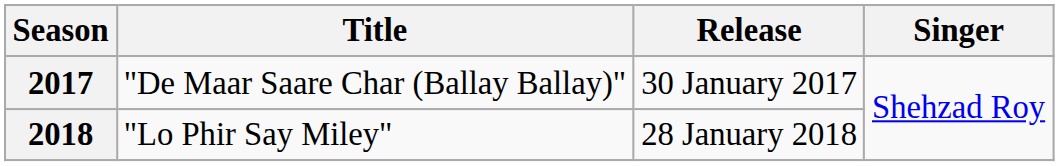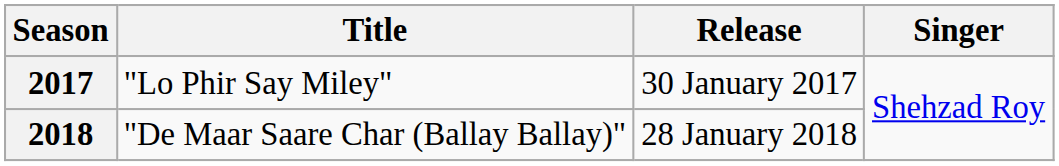(375, 82) "De Maar Saare Char (Ballay Ballay)" -> (258, 82) "Lo Phir Say Miley"
(258, 133) "Lo Phir Say Miley" -> (375, 133) "De Maar Saare Char (Ballay Ballay)"
